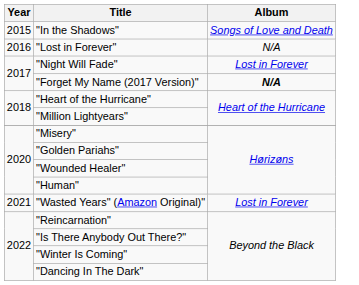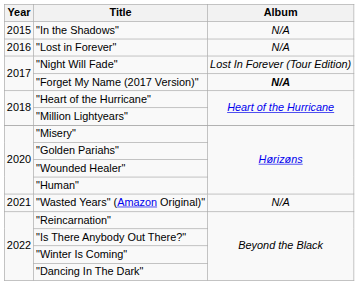(272, 30) Songs of Love and Death -> (281, 30) N/A
(271, 64) Lost in Forever -> (281, 64) Lost In Forever (Tour Edition)
(271, 202) Lost in Forever -> (281, 202) N/A
